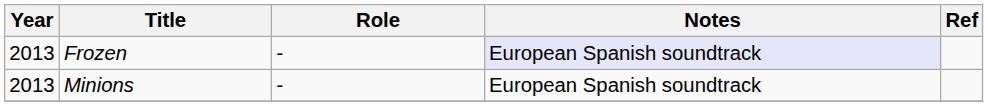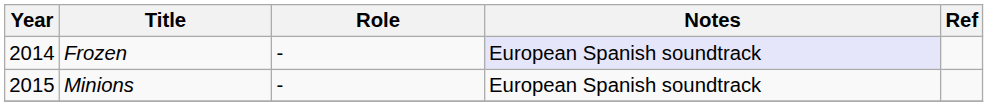(32, 52) 2013 -> (32, 52) 2014
(32, 85) 2013 -> (32, 85) 2015
